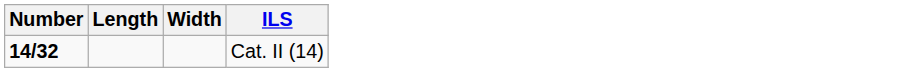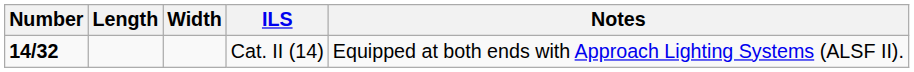+ column: (618, 20)
